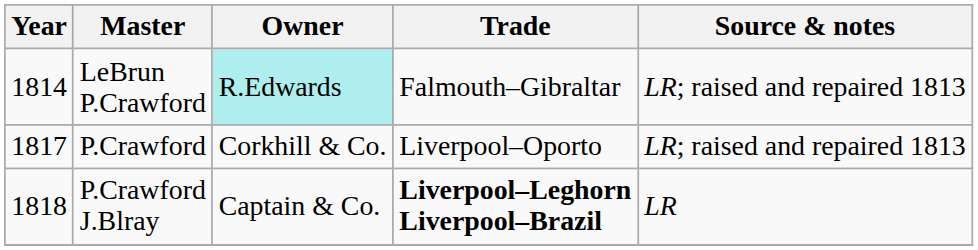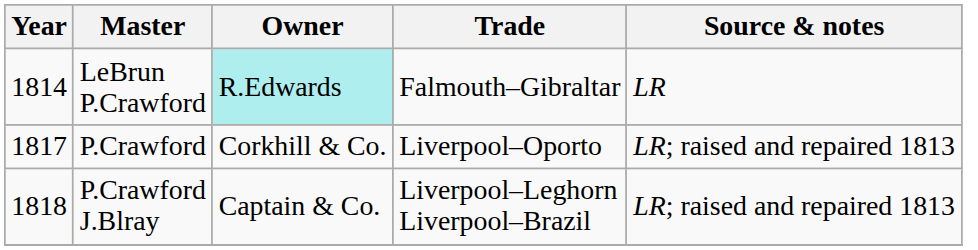(805, 86) LR; raised and repaired 1813 -> (650, 86) LR
(515, 206) bold -> (508, 206) normal
(660, 206) LR -> (794, 206) LR; raised and repaired 1813
